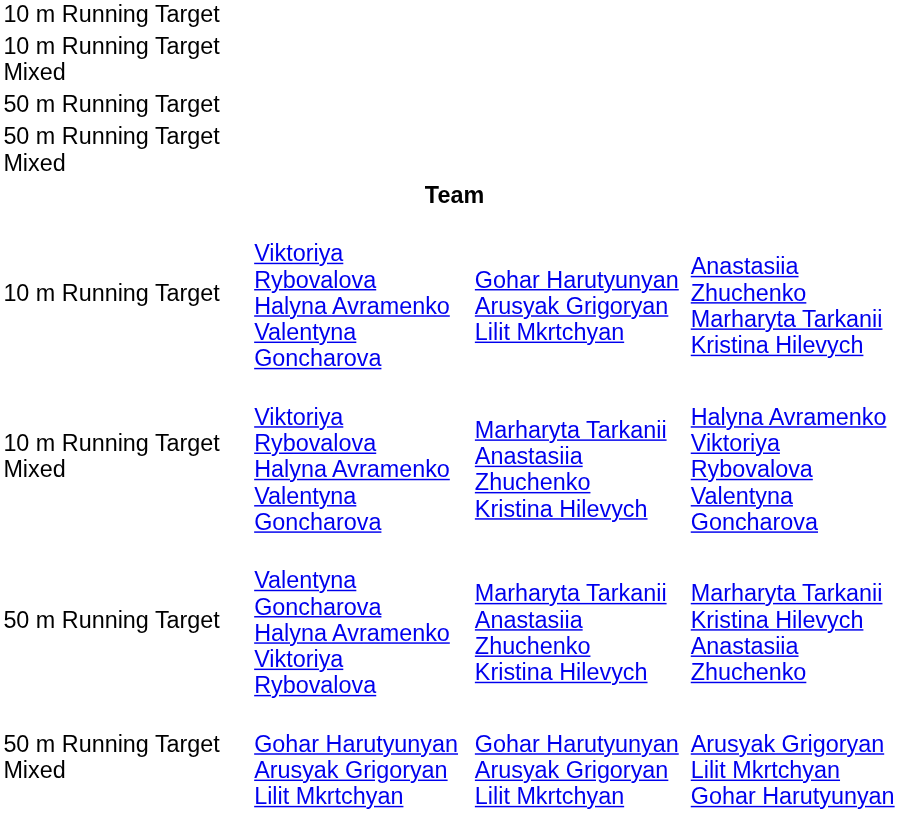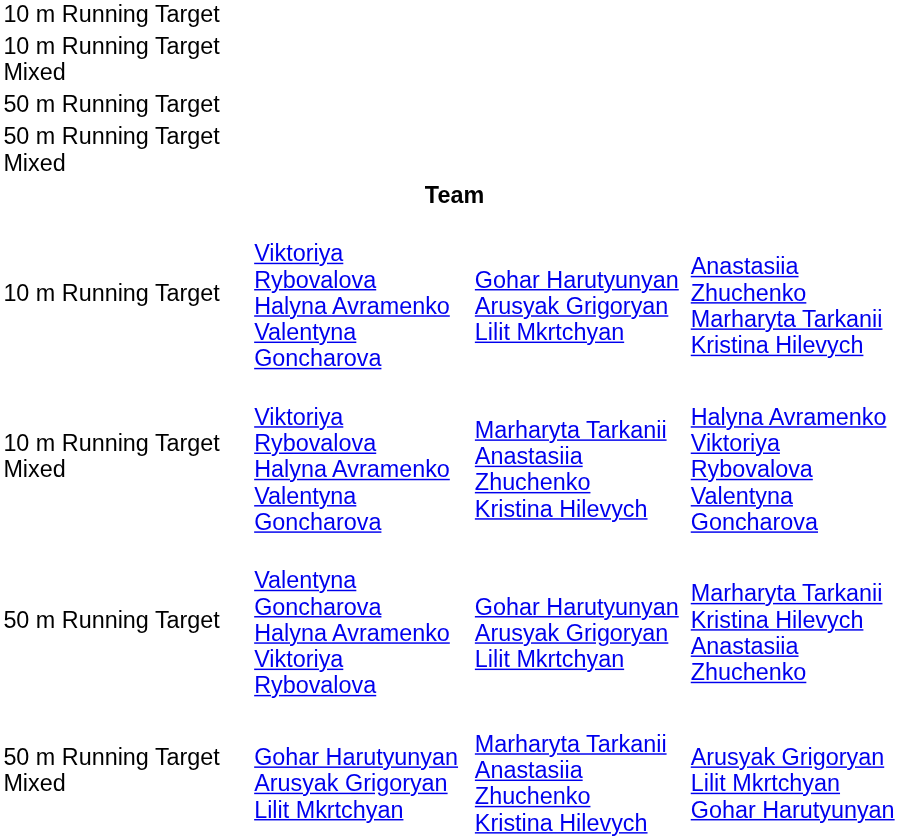(571, 633) Marharyta Tarkanii Anastasiia Zhuchenko Kristina Hilevych -> (577, 633) Gohar Harutyunyan Arusyak Grigoryan Lilit Mkrtchyan
(577, 770) Gohar Harutyunyan Arusyak Grigoryan Lilit Mkrtchyan -> (571, 783) Marharyta Tarkanii Anastasiia Zhuchenko Kristina Hilevych
